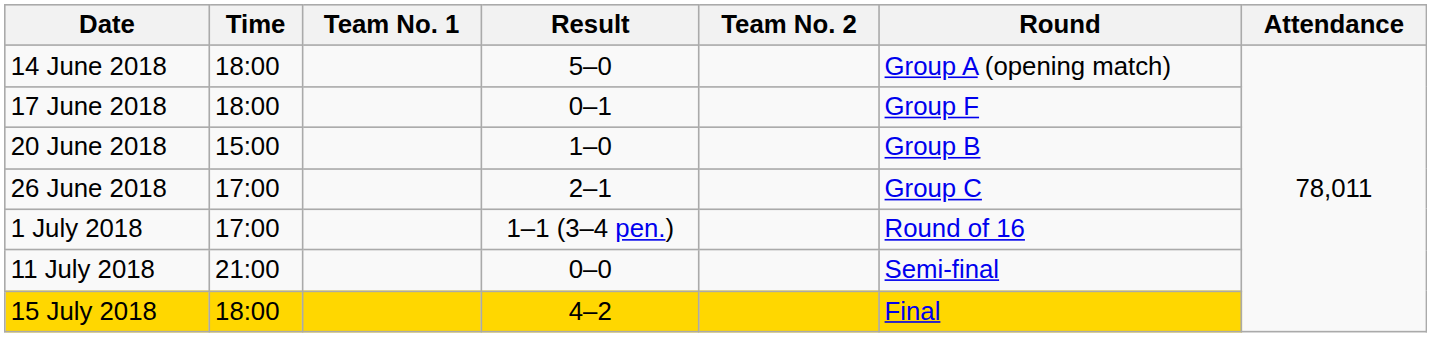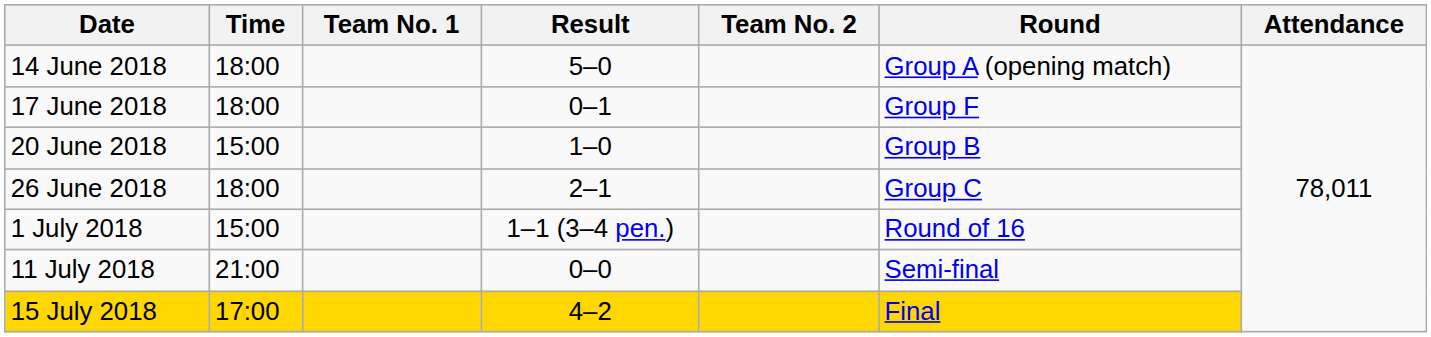(247, 188) 17:00 -> (247, 188) 18:00
(247, 229) 17:00 -> (247, 229) 15:00
(247, 310) 18:00 -> (247, 310) 17:00
